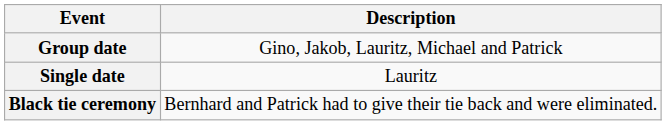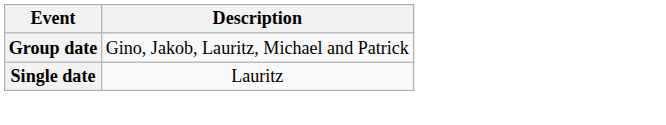- row: (82, 104)
